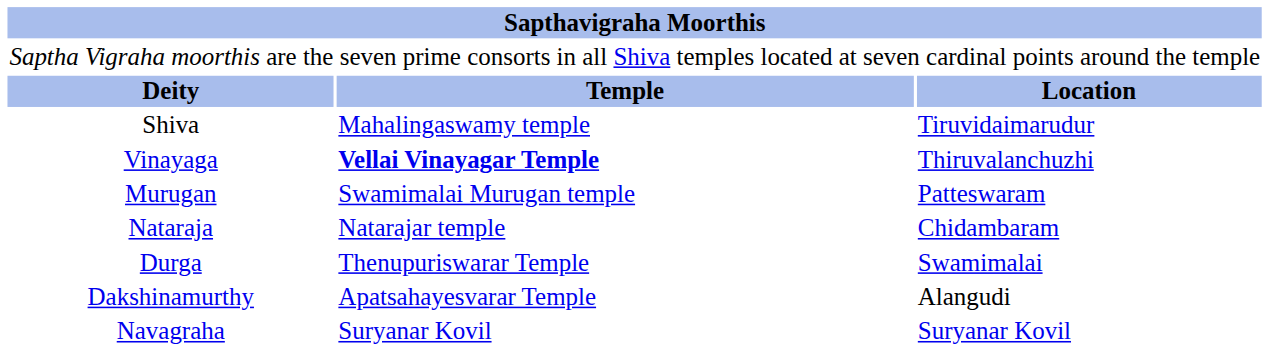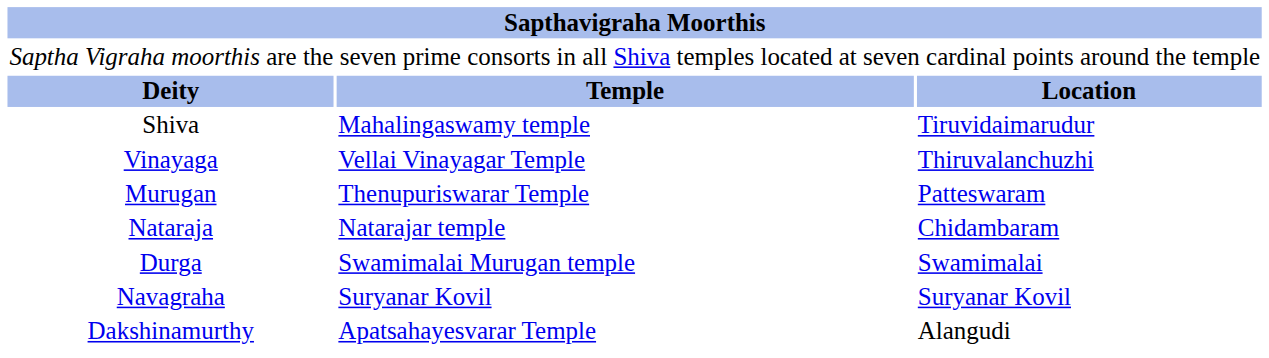(469, 159) bold -> (462, 159) normal
(487, 194) Swamimalai Murugan temple -> (464, 194) Thenupuriswarar Temple
(464, 262) Thenupuriswarar Temple -> (487, 262) Swamimalai Murugan temple
rows swapped: (171, 296) <-> (171, 331)
